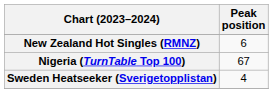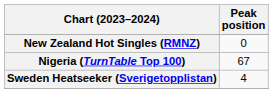(244, 43) 6 -> (244, 43) 0
